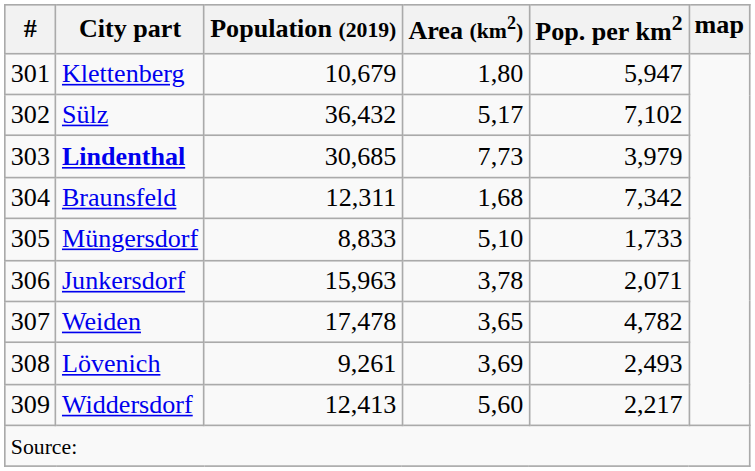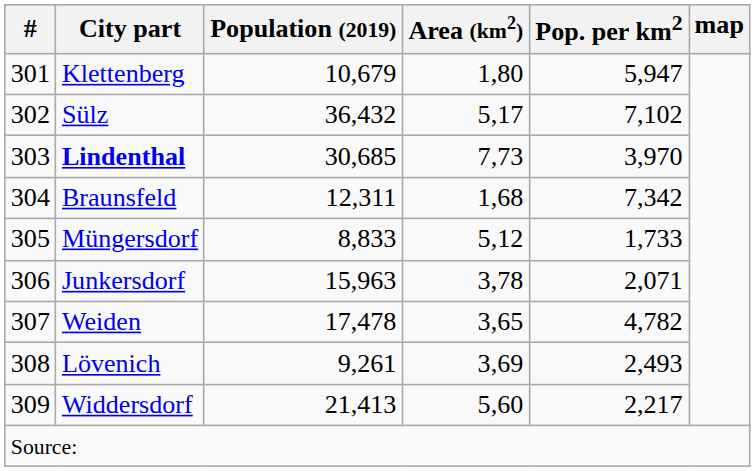(653, 156) 3,979 -> (653, 156) 3,970
(500, 239) 5,10 -> (500, 239) 5,12
(361, 404) 12,413 -> (361, 404) 21,413
